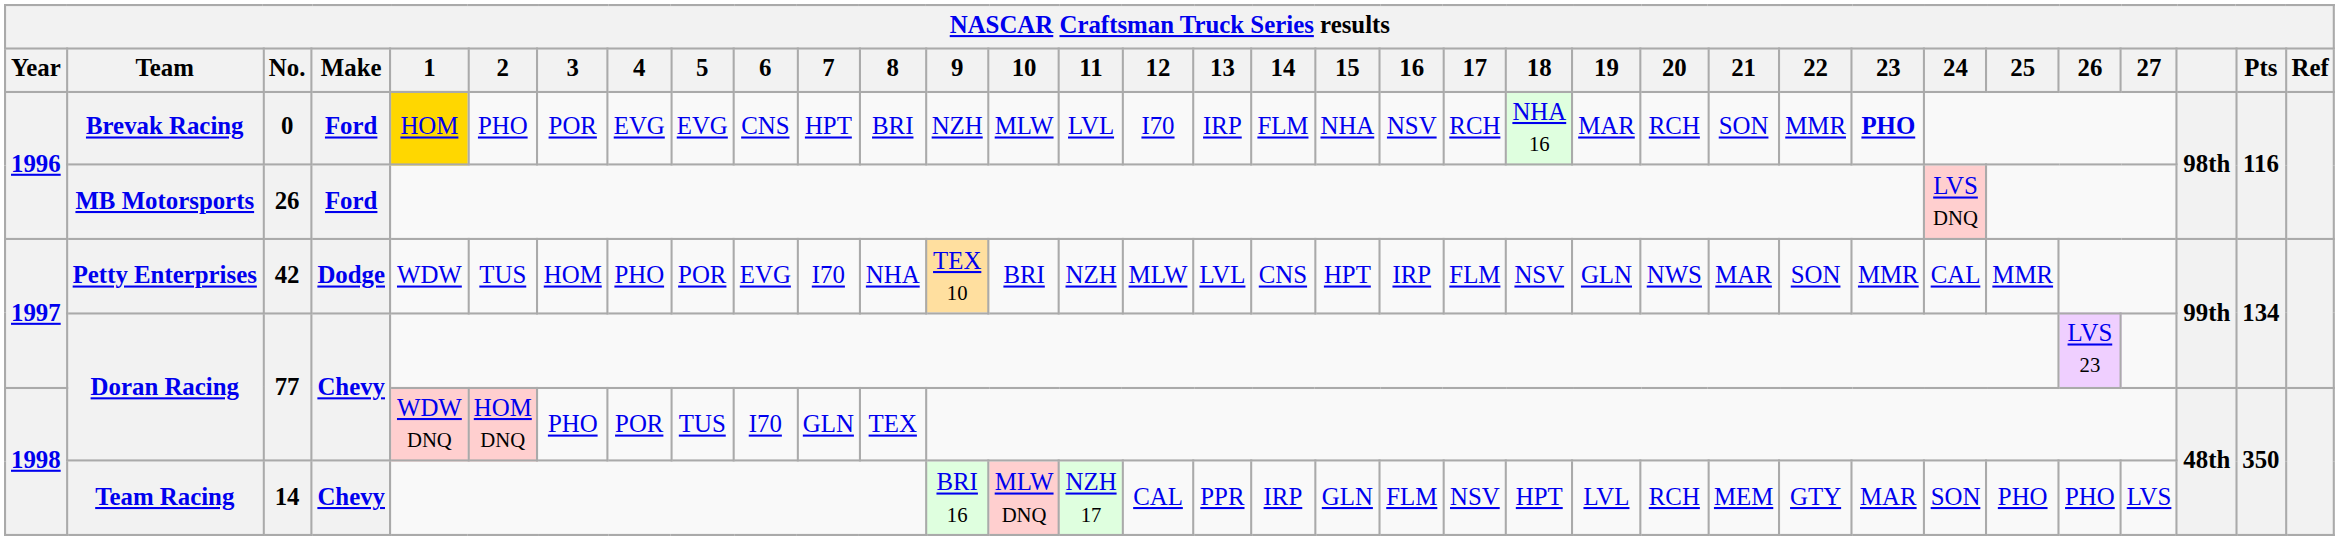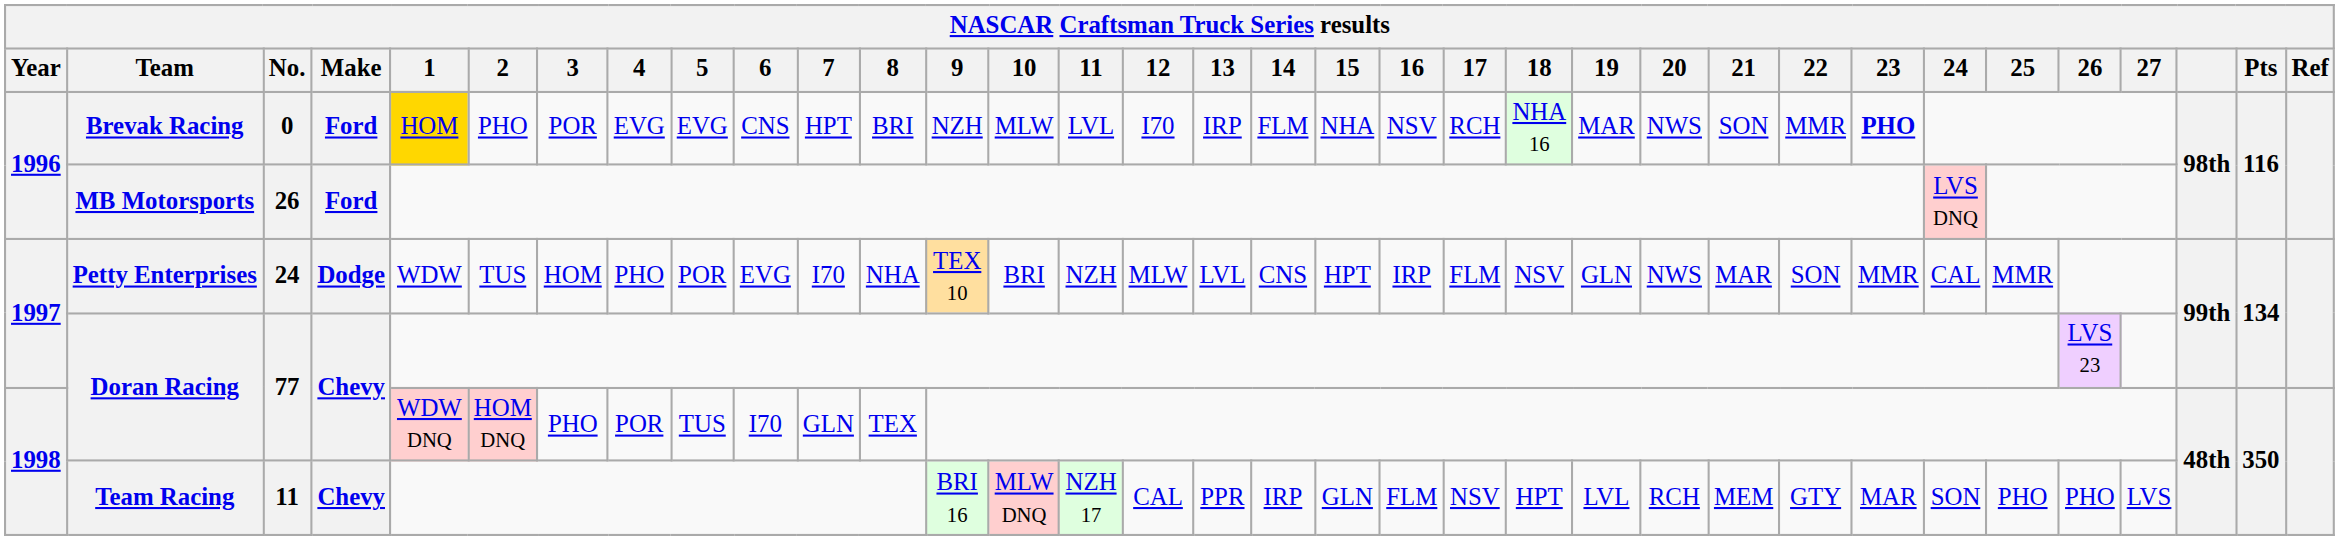(1674, 127) RCH -> (1674, 127) NWS
(287, 275) 42 -> (287, 275) 24
(287, 497) 14 -> (287, 497) 11
